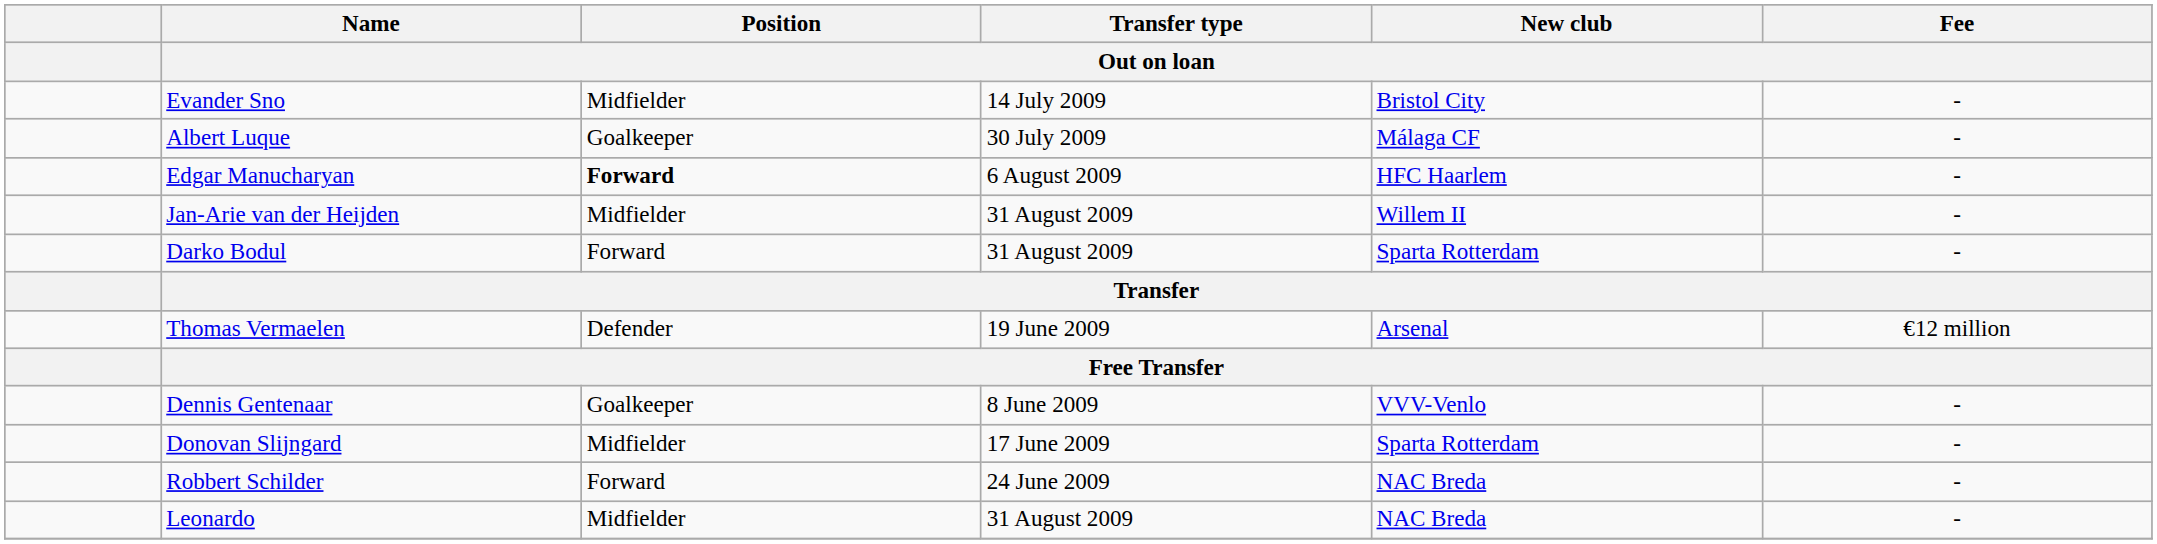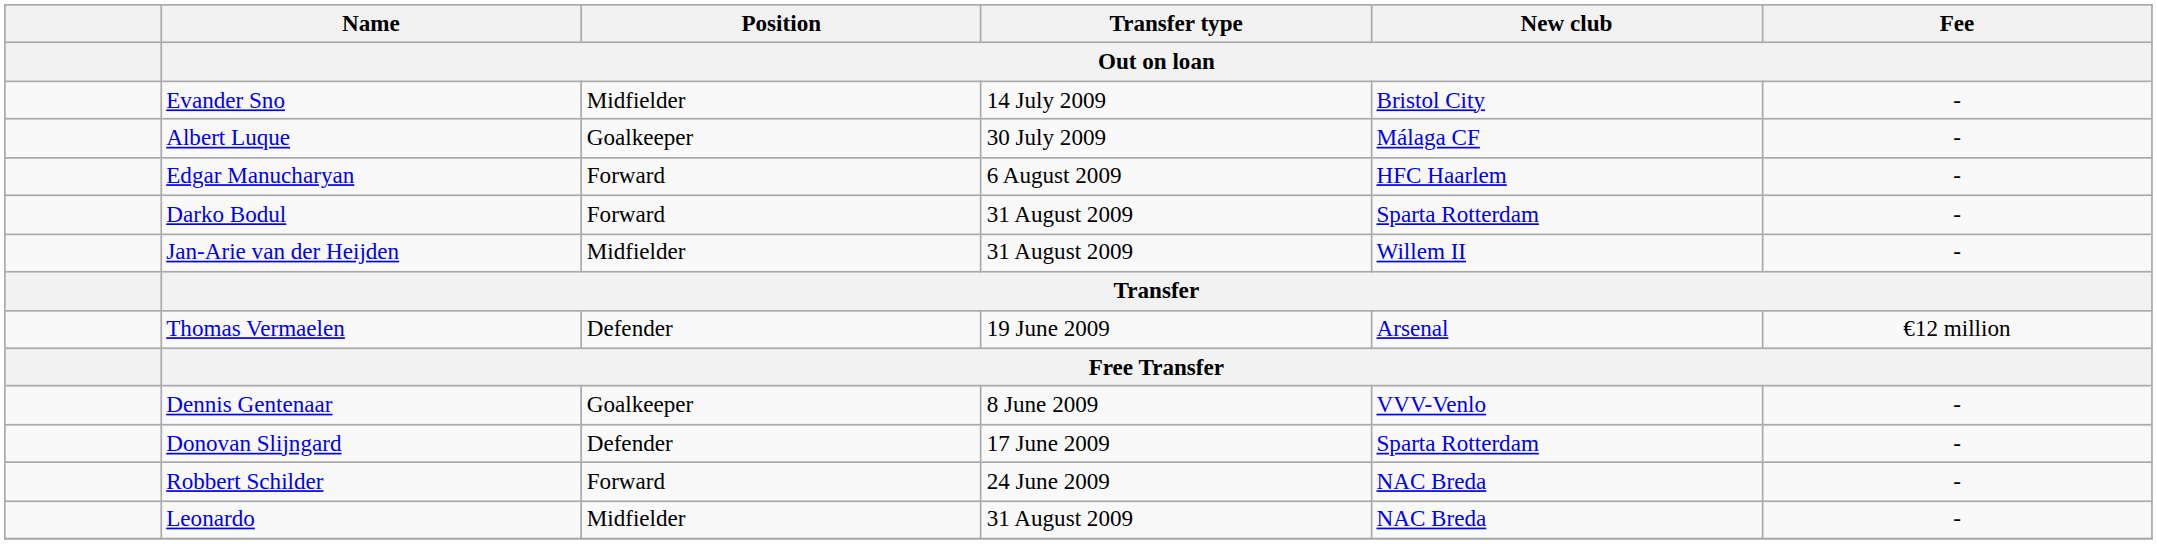(630, 175) bold -> (626, 175) normal
rows swapped: (226, 252) <-> (283, 213)
(636, 442) Midfielder -> (630, 442) Defender
